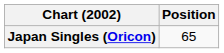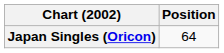(189, 36) 65 -> (189, 36) 64
